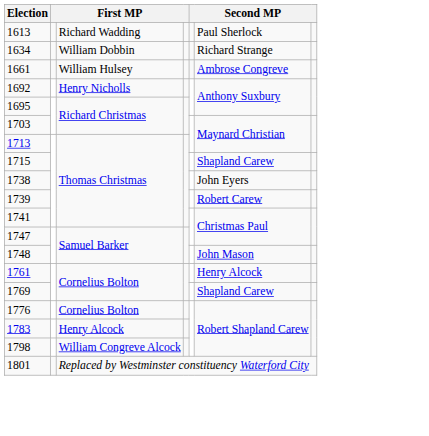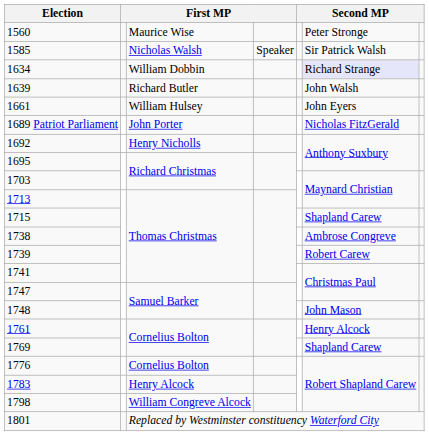+ row: (19, 32)
+ row: (19, 50)
- row: (19, 32)
(235, 50) no background -> (342, 69) lavender background
+ row: (19, 87)
(243, 69) Ambrose Congreve -> (330, 106) John Eyers
+ row: (63, 124)
(223, 180) John Eyers -> (350, 236) Ambrose Congreve
